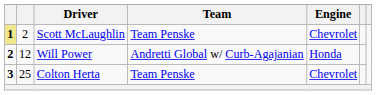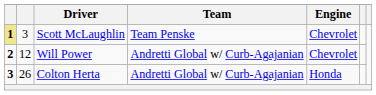(25, 34) 2 -> (25, 34) 3
(325, 54) Honda -> (333, 54) Chevrolet
(25, 74) 25 -> (25, 74) 26
(163, 74) Team Penske -> (217, 74) Andretti Global w/ Curb-Agajanian
(333, 74) Chevrolet -> (325, 74) Honda
